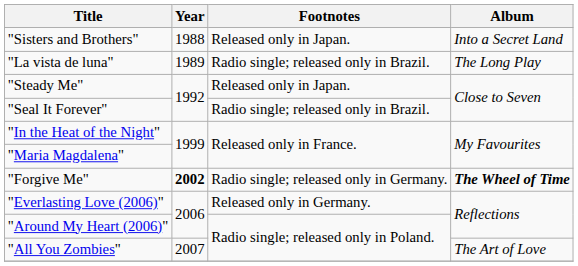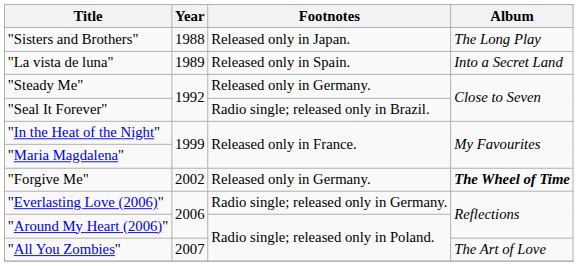(509, 39) Into a Secret Land -> (498, 39) The Long Play
(320, 62) Radio single; released only in Brazil. -> (281, 62) Released only in Spain.
(498, 62) The Long Play -> (509, 62) Into a Secret Land
(281, 86) Released only in Japan. -> (291, 86) Released only in Germany.
(190, 179) bold -> (190, 179) normal
(329, 179) Radio single; released only in Germany. -> (291, 179) Released only in Germany.
(291, 202) Released only in Germany. -> (329, 202) Radio single; released only in Germany.
